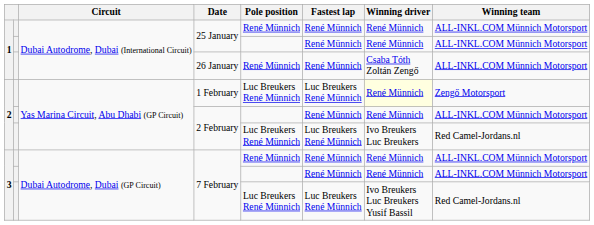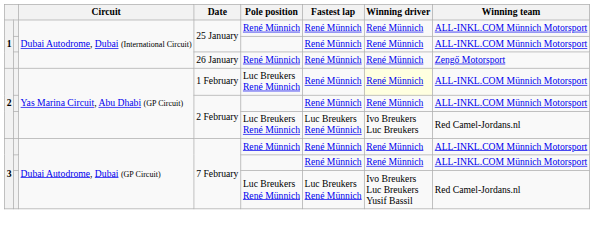(392, 65) Csaba Tóth Zoltán Zengő -> (395, 59) René Münnich
(511, 65) ALL-INKL.COM Münnich Motorsport -> (470, 59) Zengő Motorsport
(333, 92) Luc Breukers René Münnich -> (333, 81) René Münnich
(470, 92) Zengő Motorsport -> (511, 81) ALL-INKL.COM Münnich Motorsport
